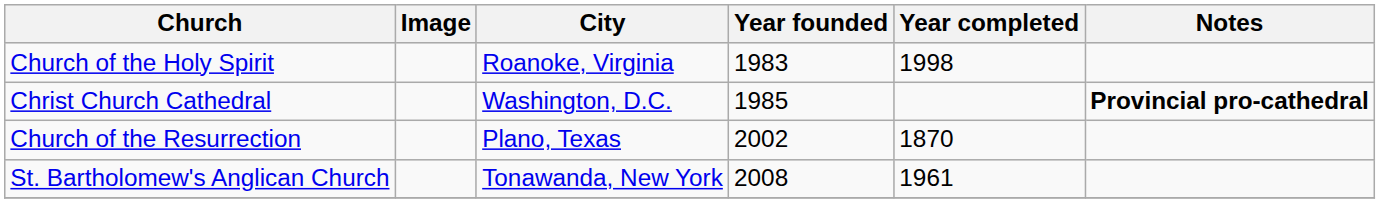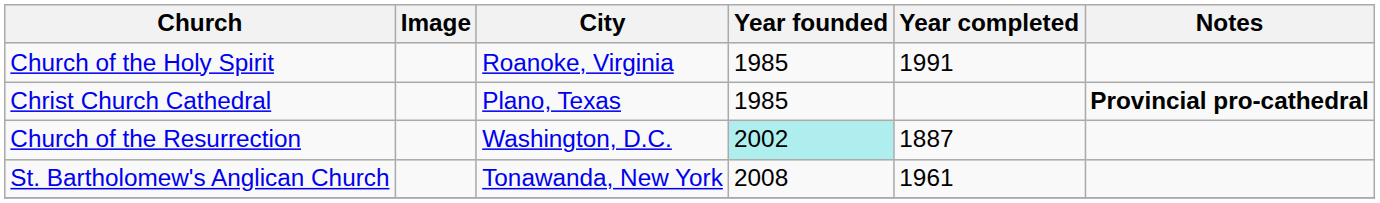(761, 62) 1983 -> (761, 62) 1985
(926, 62) 1998 -> (926, 62) 1991
(577, 100) Washington, D.C. -> (552, 100) Plano, Texas
(552, 139) Plano, Texas -> (577, 139) Washington, D.C.
(761, 139) no background -> (761, 139) paleturquoise background
(926, 139) 1870 -> (926, 139) 1887
